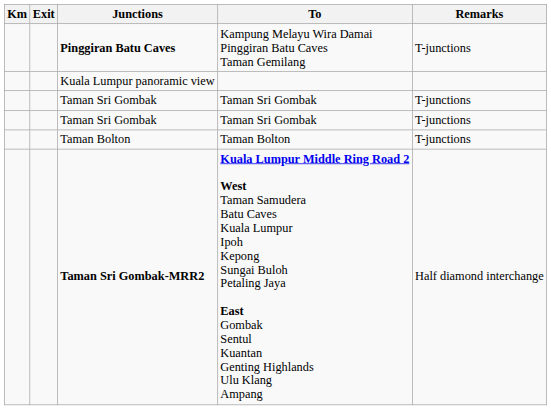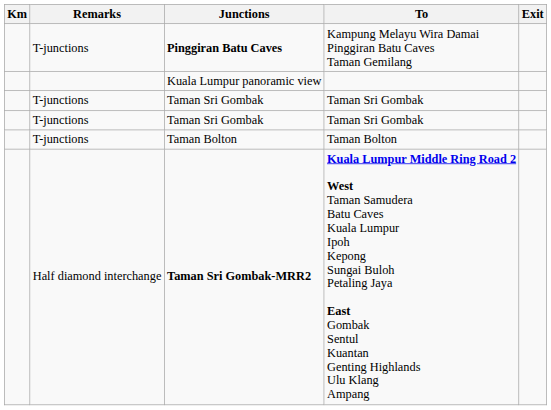columns swapped: (44, 14) <-> (479, 14)
